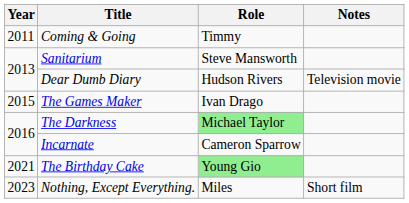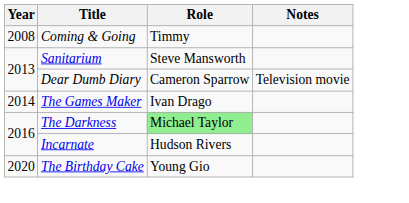(21, 36) 2011 -> (21, 36) 2008
(242, 79) Hudson Rivers -> (200, 79) Cameron Sparrow
(21, 101) 2015 -> (21, 101) 2014
(251, 144) Cameron Sparrow -> (191, 144) Hudson Rivers
(21, 166) 2021 -> (21, 166) 2020
(231, 166) lightgreen background -> (180, 166) no background
- row: (118, 187)
